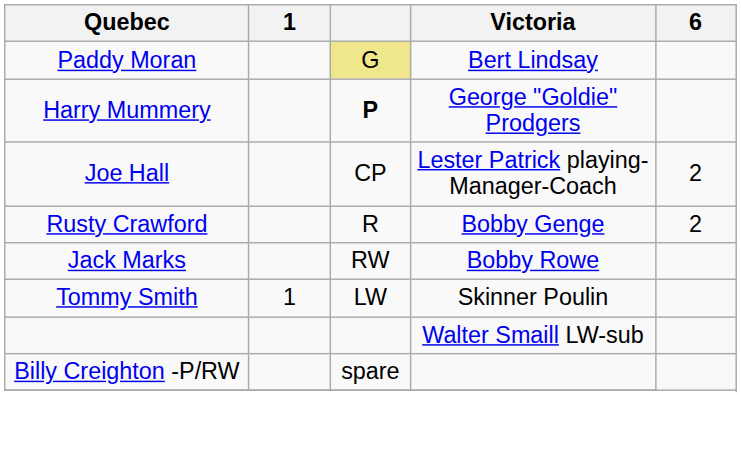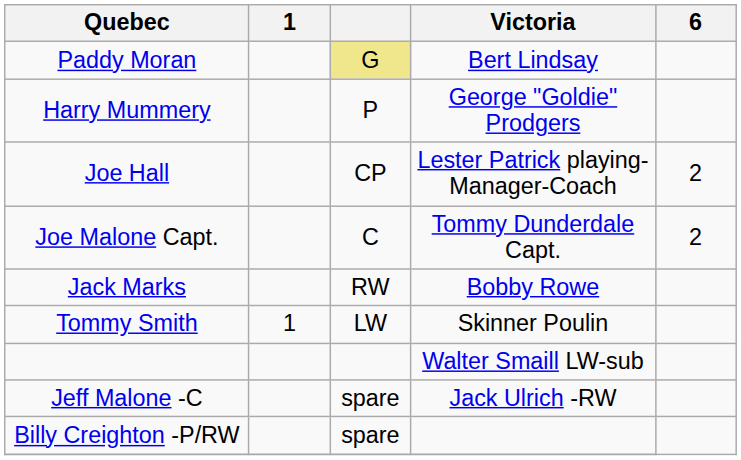(370, 110) bold -> (370, 110) normal
- row: (127, 223)
+ row: (127, 236)
+ row: (127, 398)
